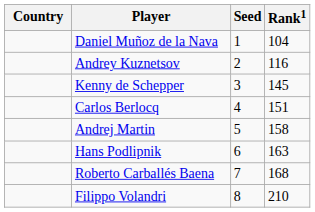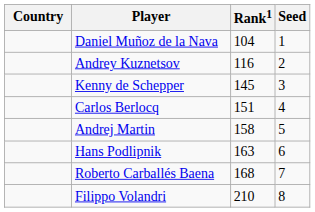columns swapped: (287, 17) <-> (248, 17)
